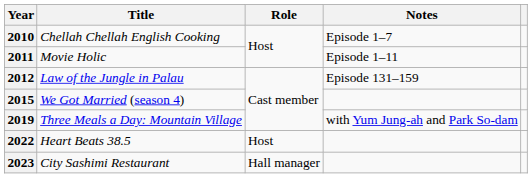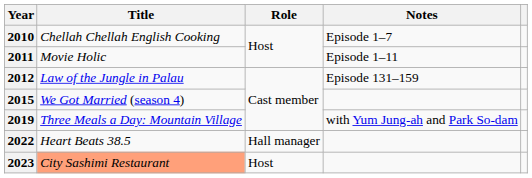(261, 141) Host -> (284, 141) Hall manager
(105, 162) no background -> (105, 162) lightsalmon background
(284, 162) Hall manager -> (261, 162) Host
